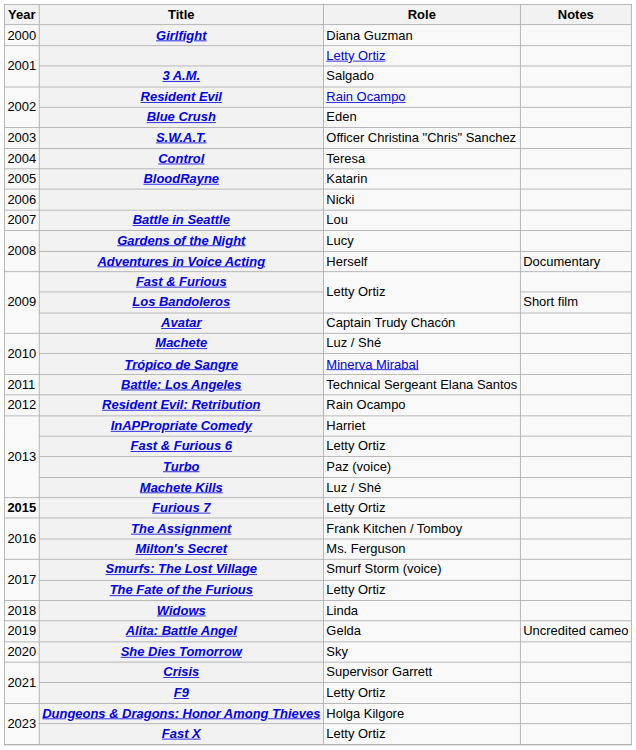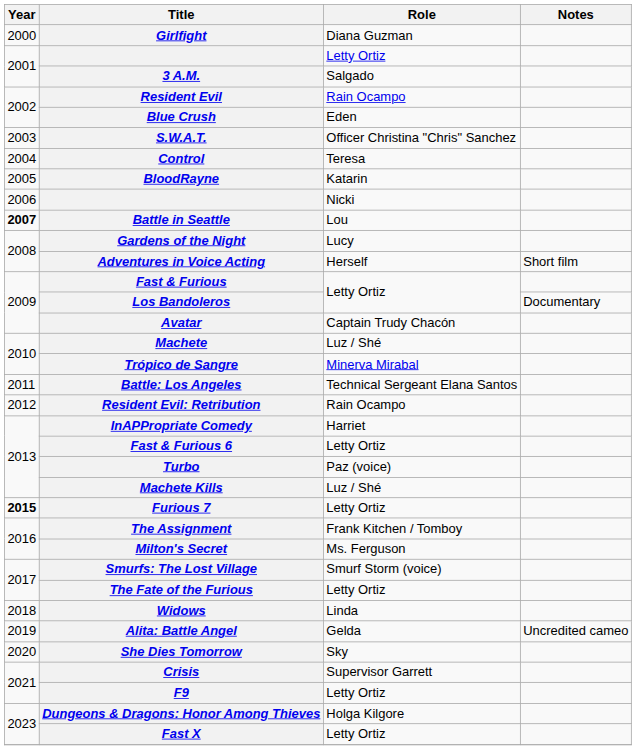(22, 220) normal -> (22, 220) bold
(562, 261) Documentary -> (551, 261) Short film
(551, 302) Short film -> (562, 302) Documentary
